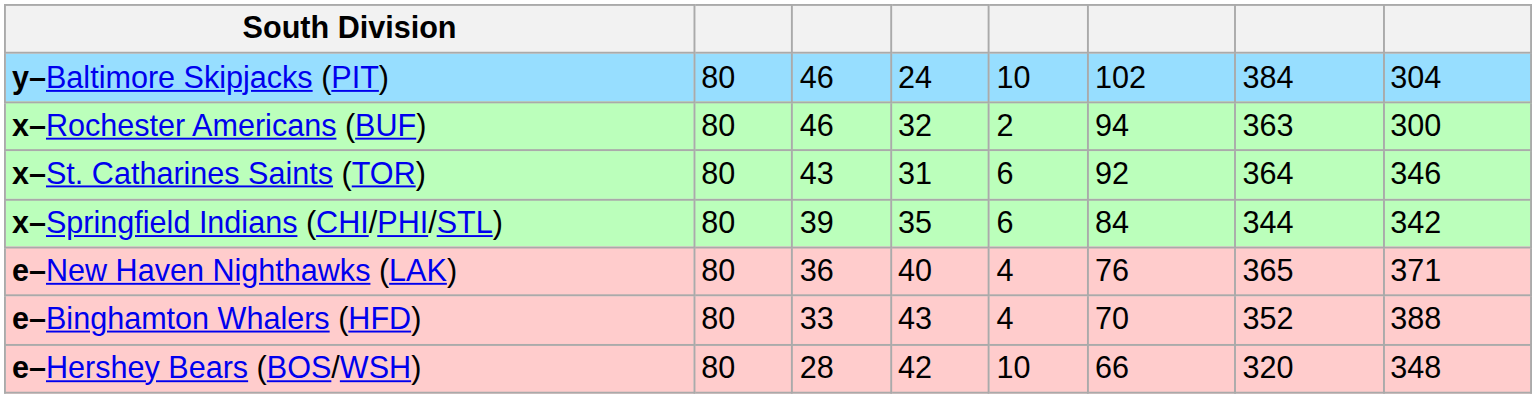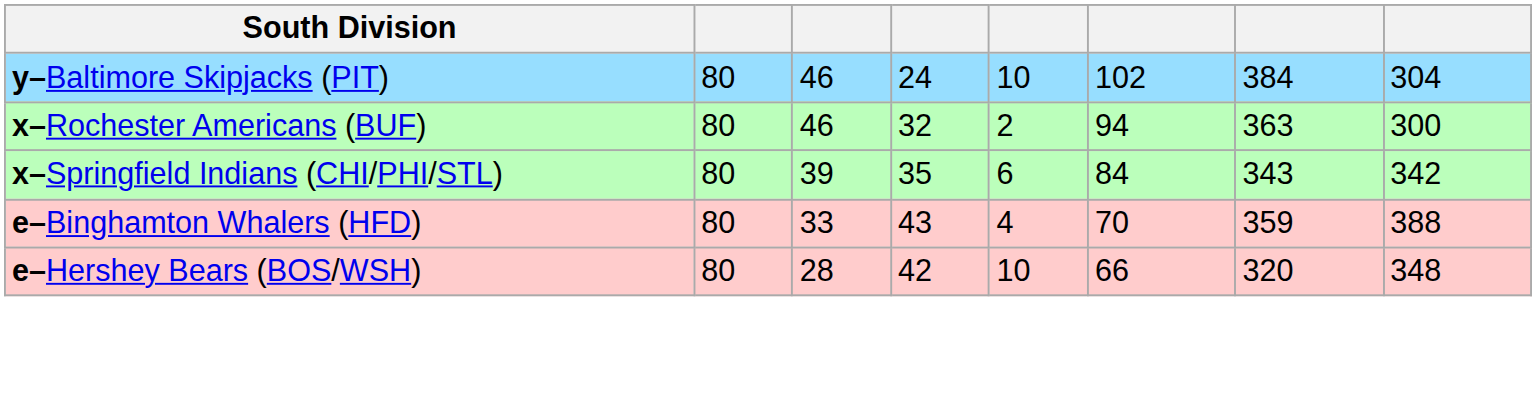- row: (219, 174)
(1268, 222) 344 -> (1268, 174) 343
- row: (235, 271)
(1268, 319) 352 -> (1268, 222) 359
